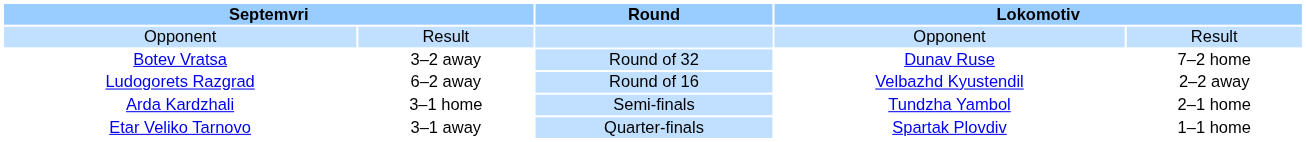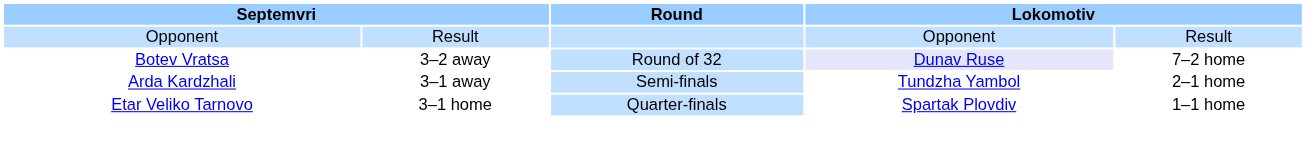(949, 59) no background -> (959, 59) lavender background
- row: (180, 82)
(446, 104) 3–1 home -> (455, 82) 3–1 away
(446, 127) 3–1 away -> (455, 104) 3–1 home
